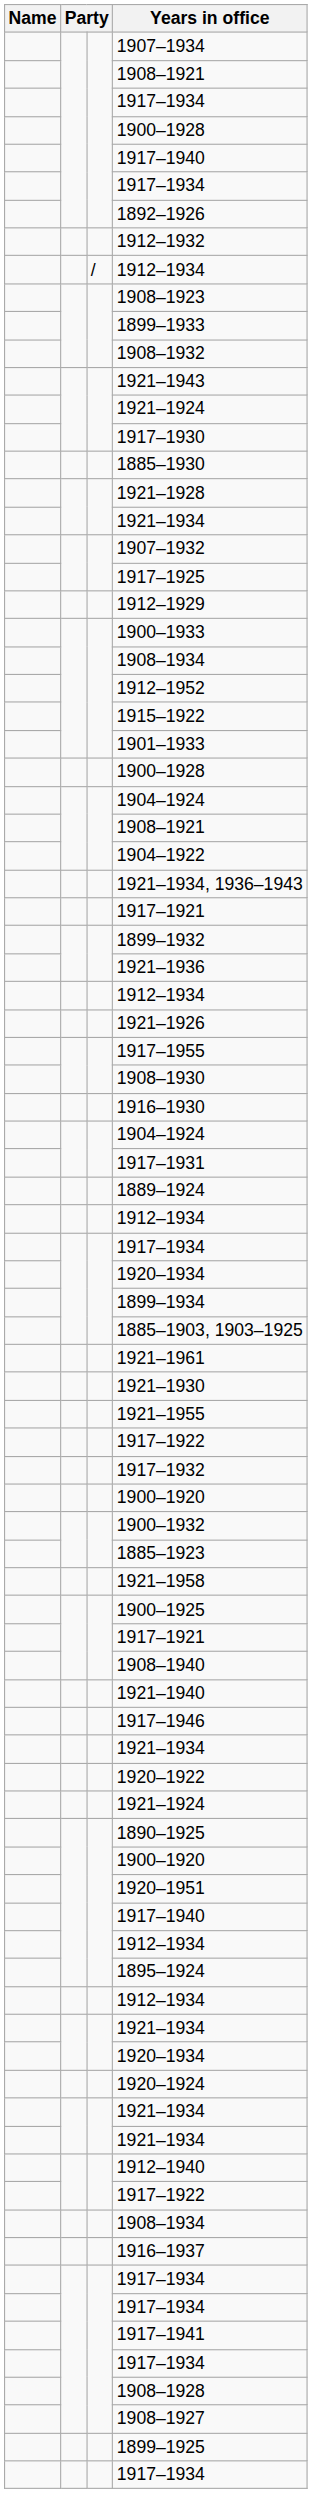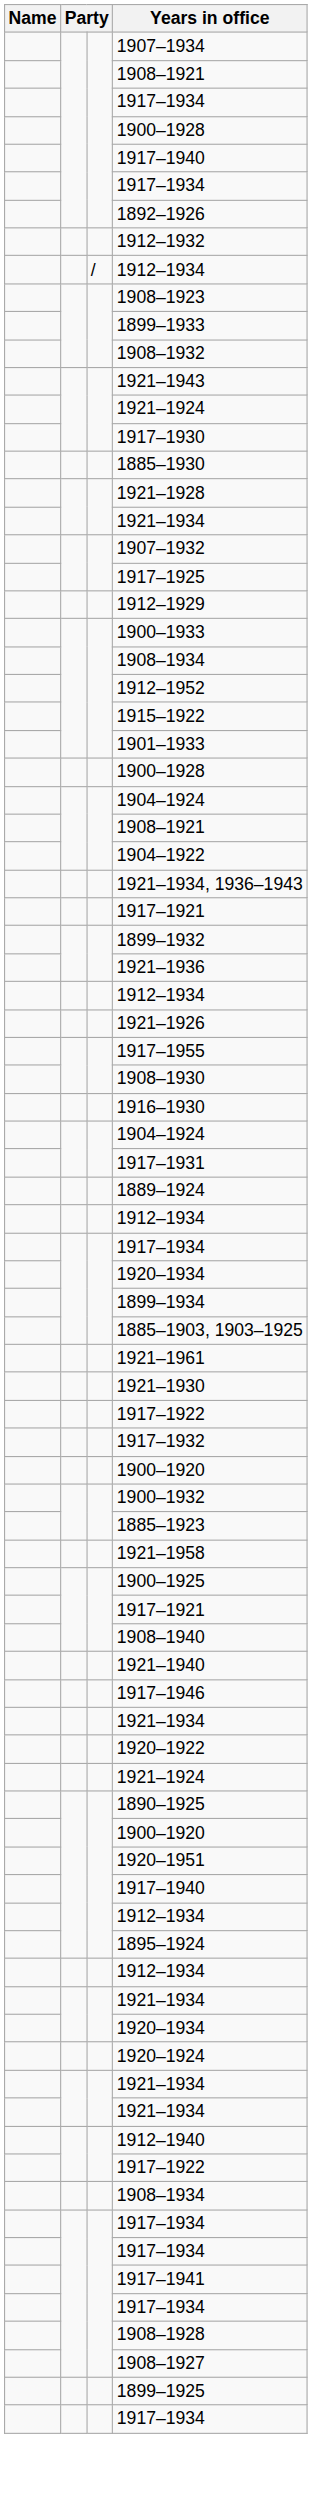- row: (100, 1414)
- row: (100, 2252)
